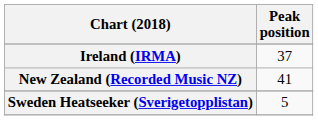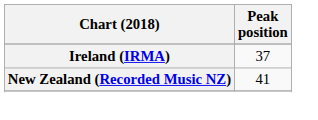- row: (130, 102)
